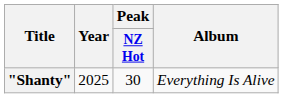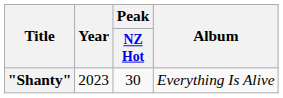(94, 80) 2025 -> (94, 80) 2023
